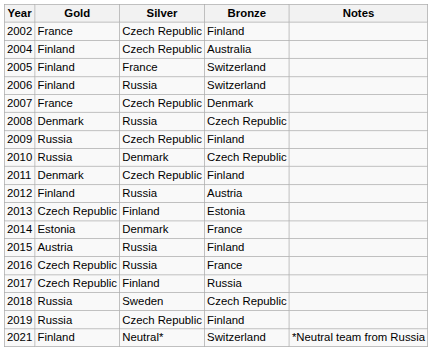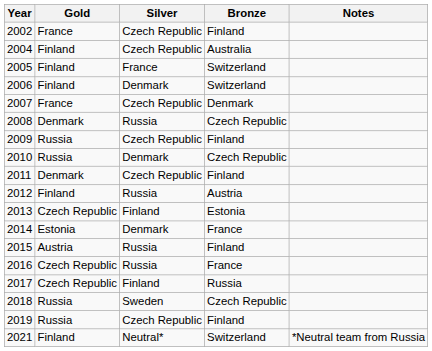(140, 85) Russia -> (145, 85) Denmark
